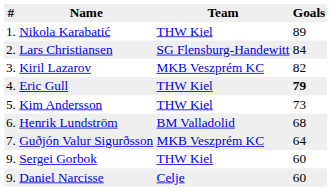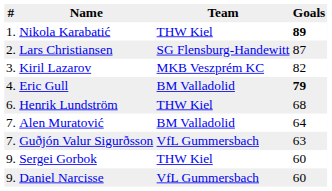(299, 31) normal -> (299, 31) bold
(299, 49) 84 -> (299, 49) 87
(185, 86) THW Kiel -> (196, 86) BM Valladolid
- row: (61, 104)
(196, 122) BM Valladolid -> (185, 104) THW Kiel
+ row: (61, 122)
(210, 141) MKB Veszprém KC -> (208, 141) VfL Gummersbach
(299, 141) 64 -> (299, 141) 63
(171, 177) Celje -> (208, 177) VfL Gummersbach
